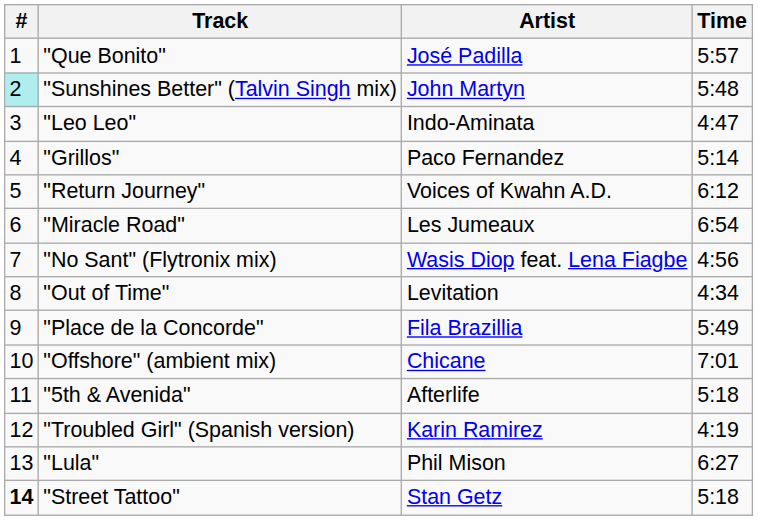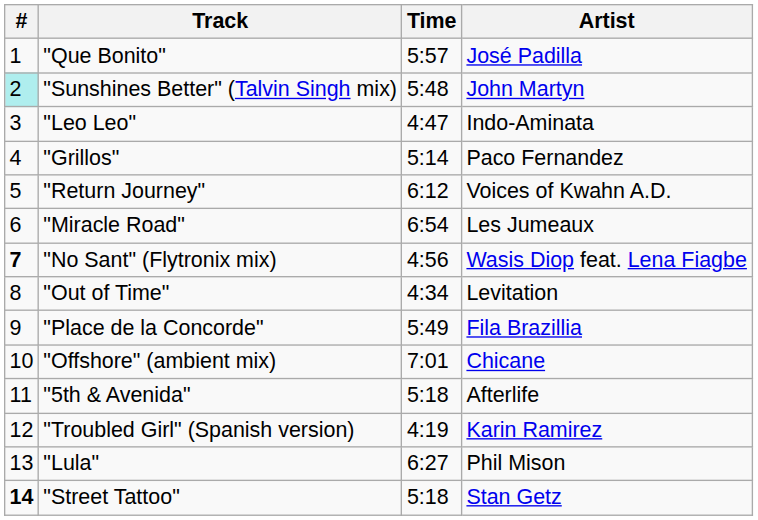columns swapped: (722, 21) <-> (547, 21)
(16, 259) normal -> (16, 259) bold
